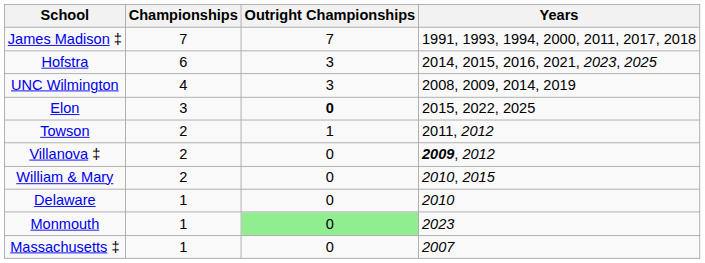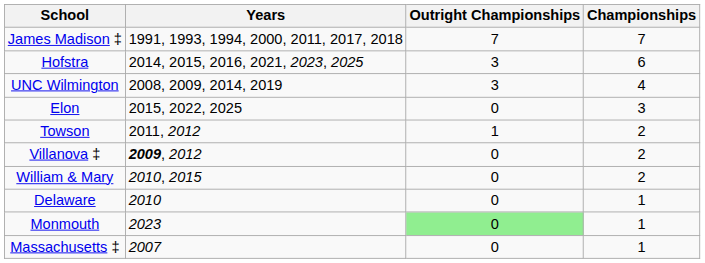columns swapped: (183, 16) <-> (559, 16)
(330, 108) bold -> (495, 108) normal
